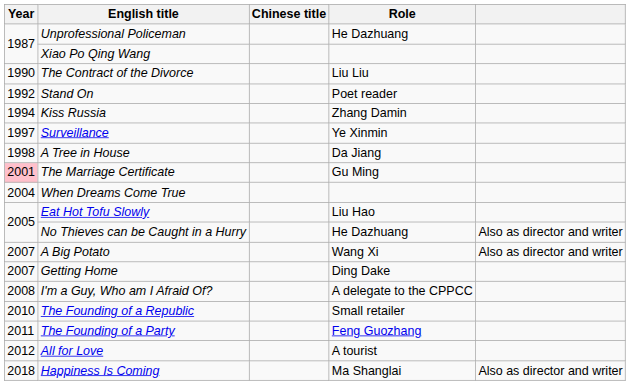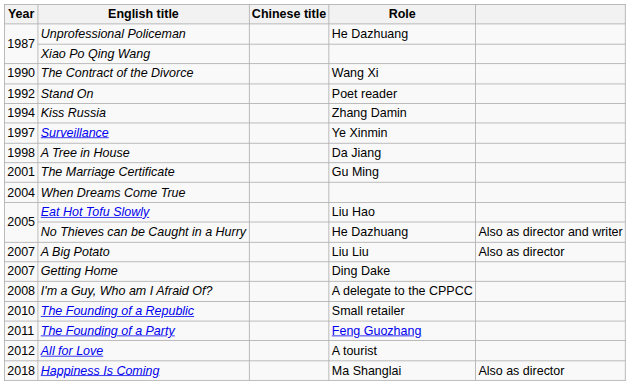(350, 73) Liu Liu -> (355, 73) Wang Xi
(21, 172) pink background -> (21, 172) no background
(355, 251) Wang Xi -> (350, 251) Liu Liu
(551, 251) Also as director and writer -> (521, 251) Also as director
(551, 370) Also as director and writer -> (521, 370) Also as director
